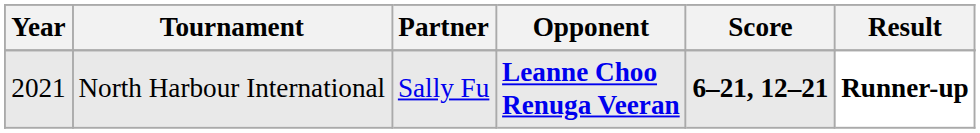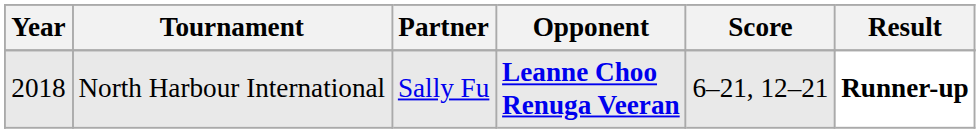(39, 88) 2021 -> (39, 88) 2018
(760, 88) bold -> (760, 88) normal
